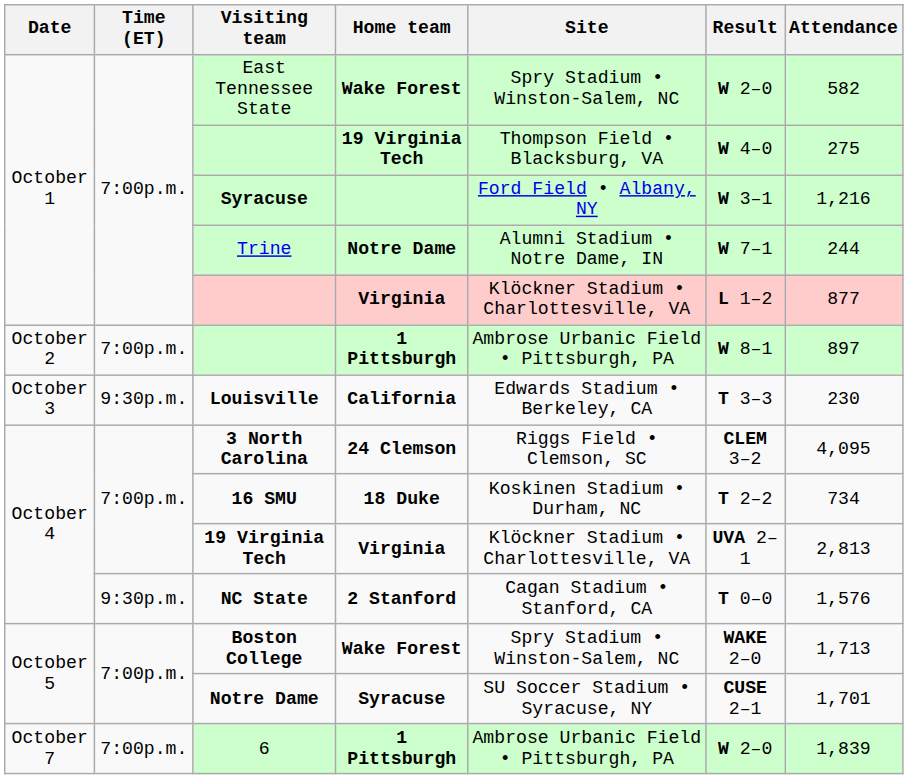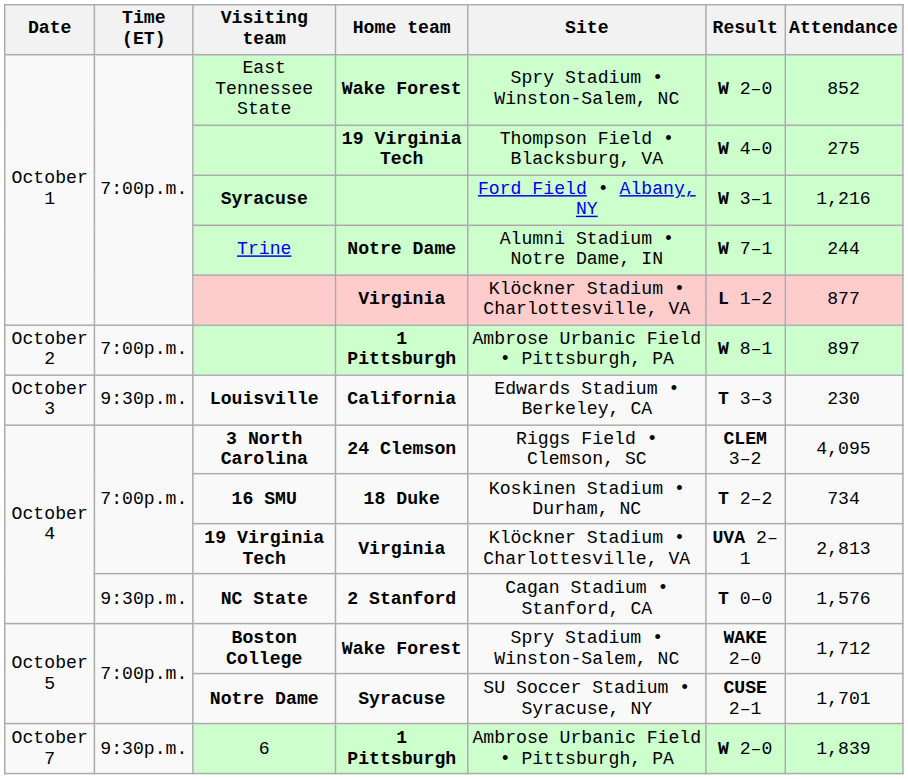(844, 90) 582 -> (844, 90) 852
(844, 649) 1,713 -> (844, 649) 1,712
(144, 749) 7:00p.m. -> (144, 749) 9:30p.m.
